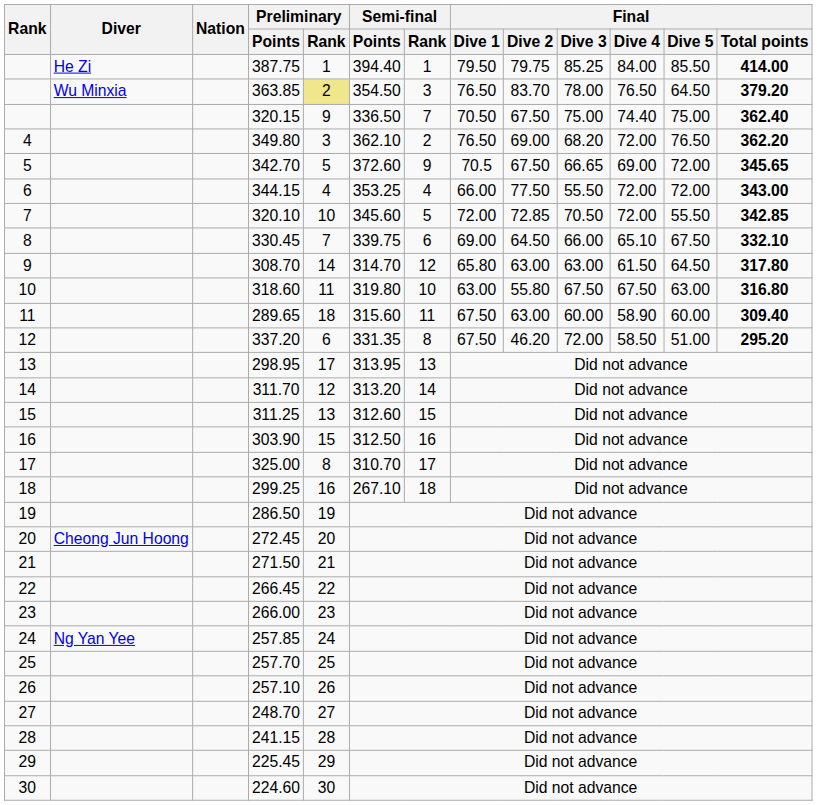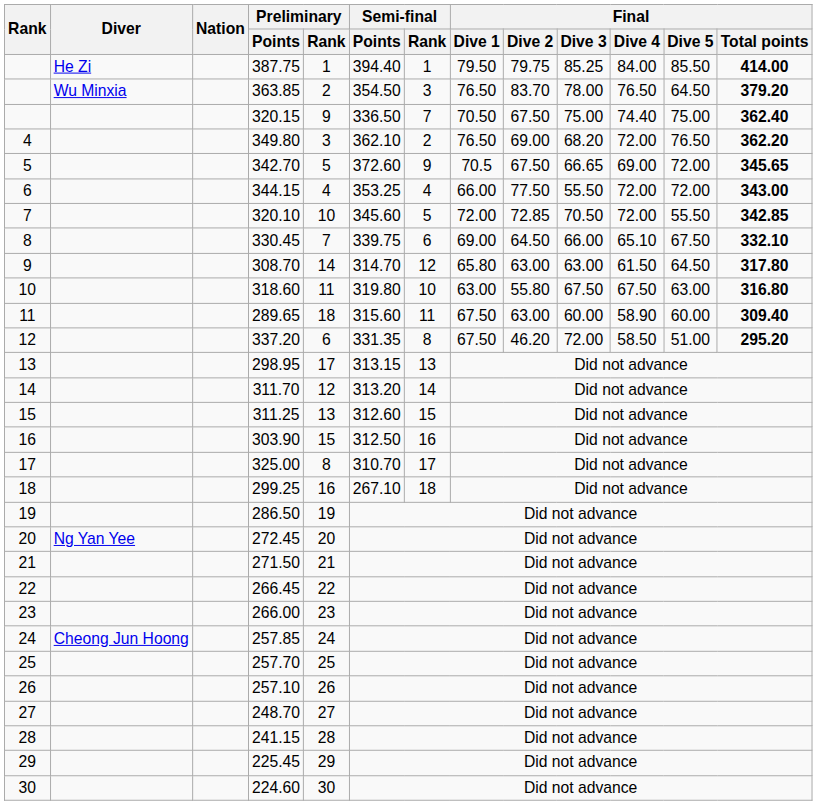(326, 91) khaki background -> (326, 91) no background
(377, 365) 313.95 -> (377, 365) 313.15
(121, 539) Cheong Jun Hoong -> (94, 539) Ng Yan Yee
(94, 638) Ng Yan Yee -> (121, 638) Cheong Jun Hoong
